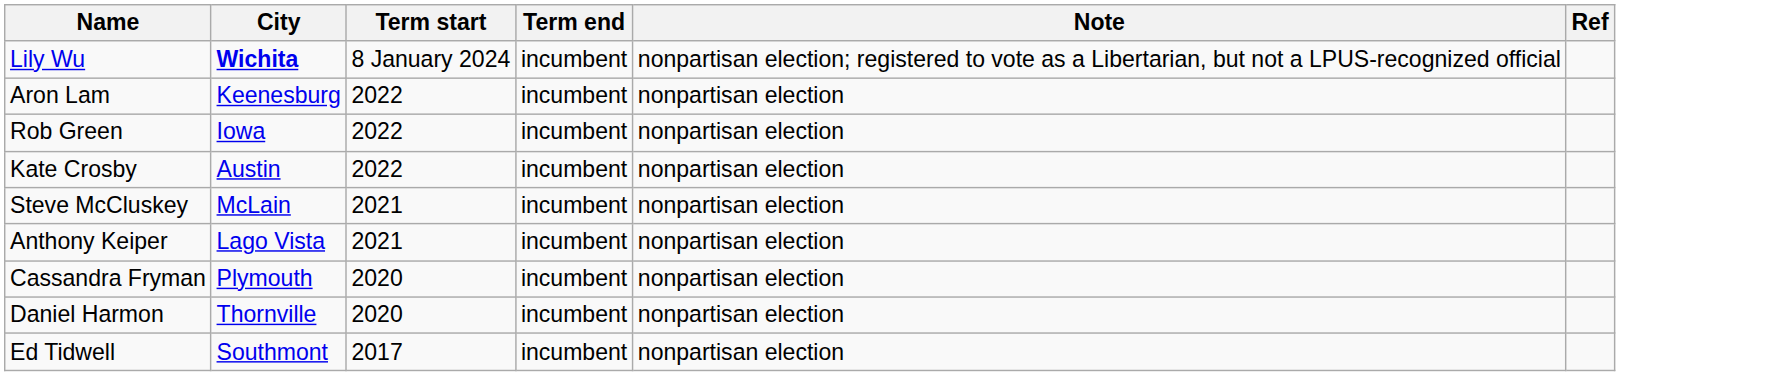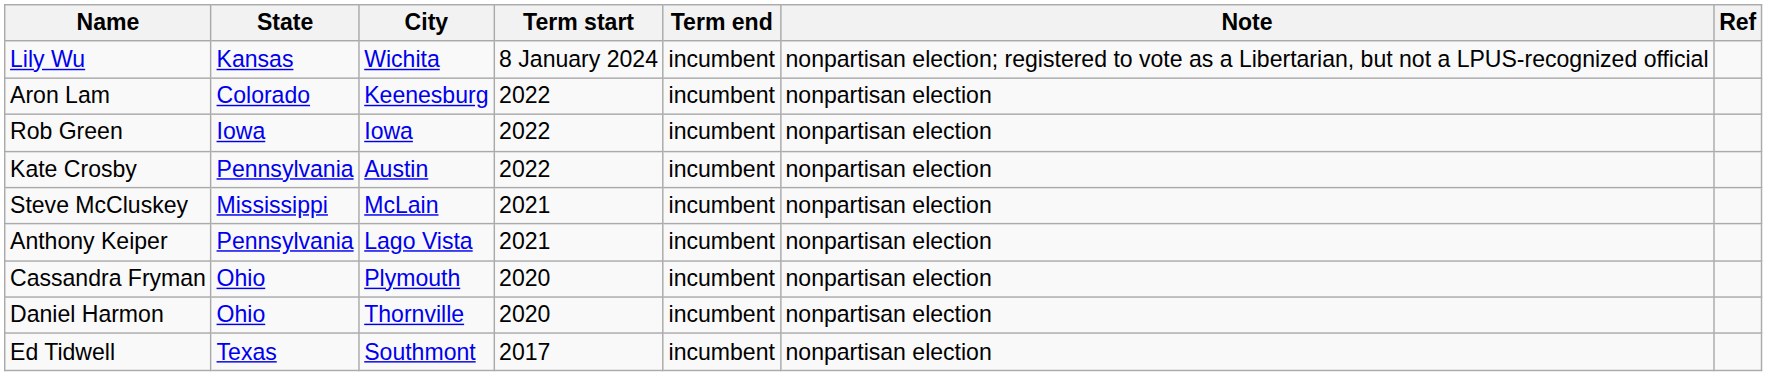+ column: (285, 22)
(257, 59) bold -> (402, 59) normal
